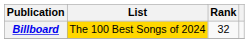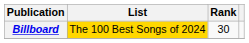(223, 30) 32 -> (223, 30) 30
